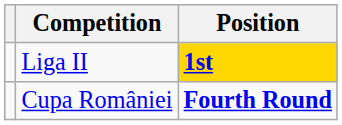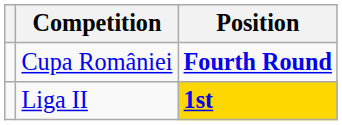rows swapped: (55, 61) <-> (97, 100)
